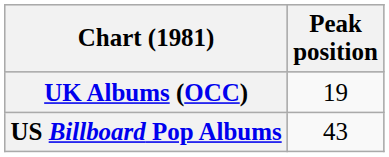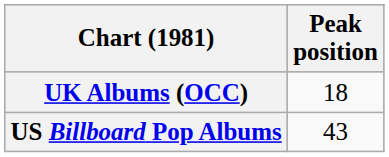(336, 91) 19 -> (336, 91) 18
